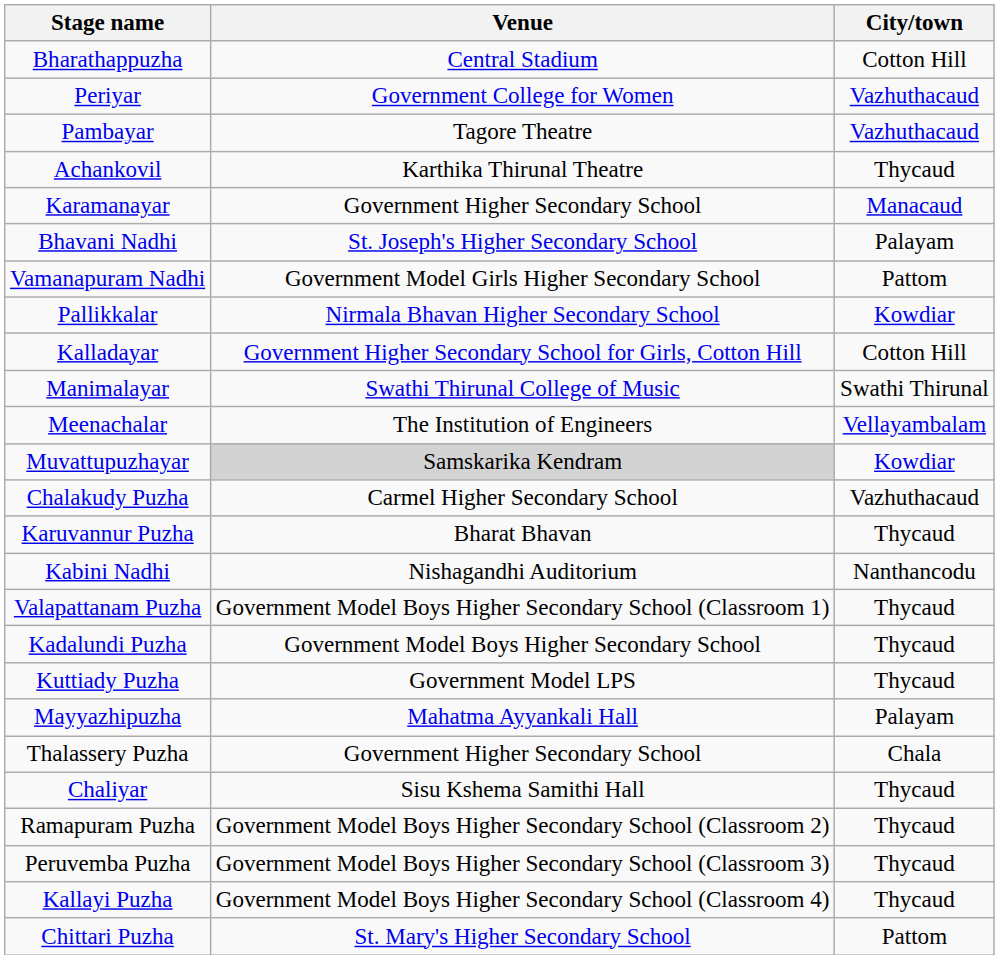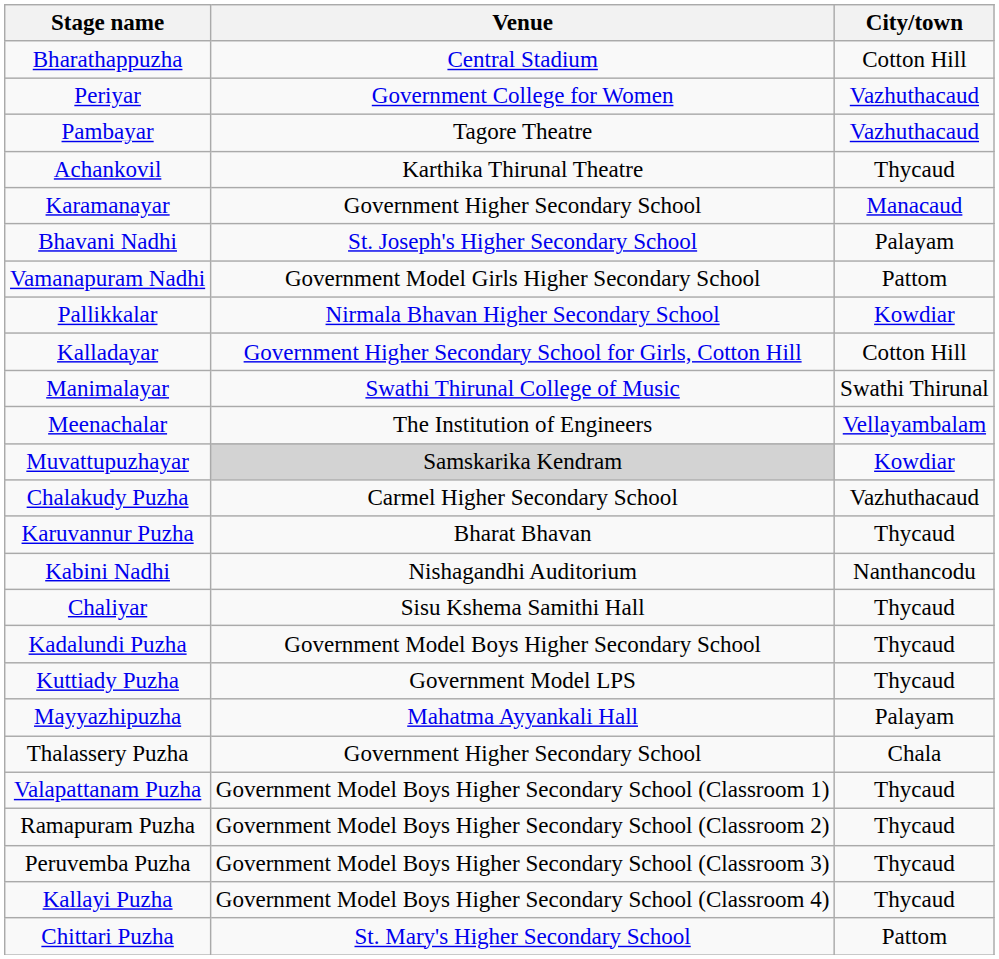rows swapped: (108, 790) <-> (108, 607)
